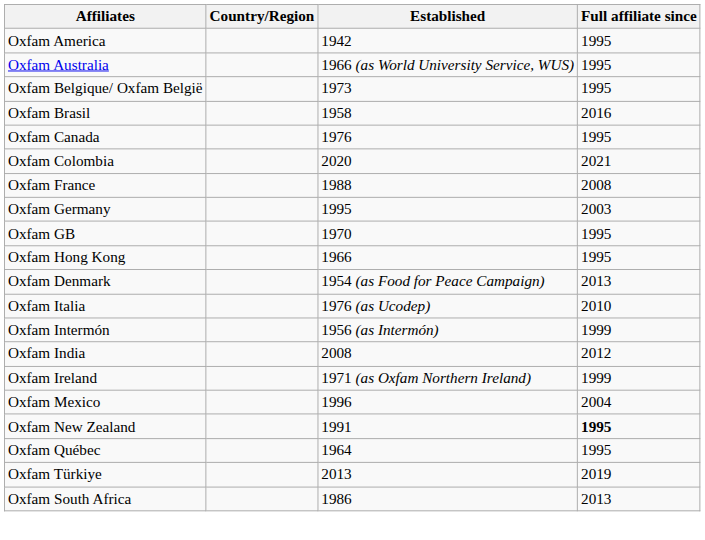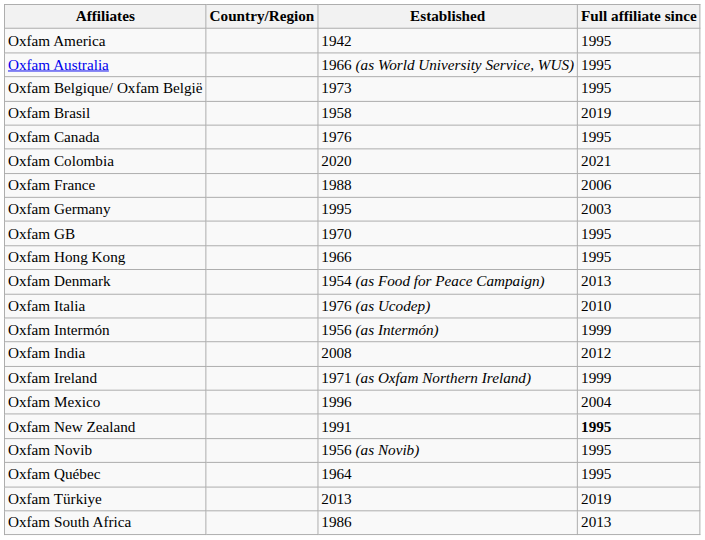(596, 112) 2016 -> (596, 112) 2019
(596, 185) 2008 -> (596, 185) 2006
+ row: (50, 450)
